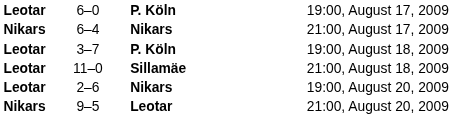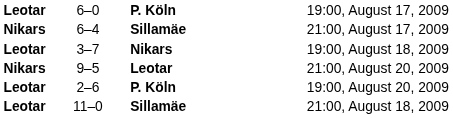(151, 30) Nikars -> (158, 30) Sillamäe
(153, 49) P. Köln -> (151, 49) Nikars
rows swapped: (378, 68) <-> (378, 106)
(151, 87) Nikars -> (153, 87) P. Köln
